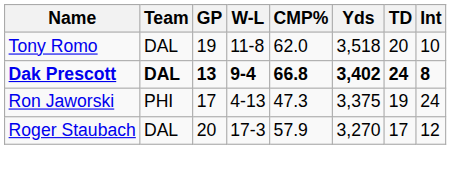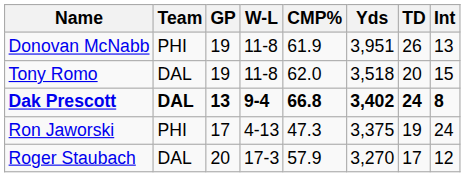+ row: (79, 46)
(430, 46) 10 -> (444, 74) 15
